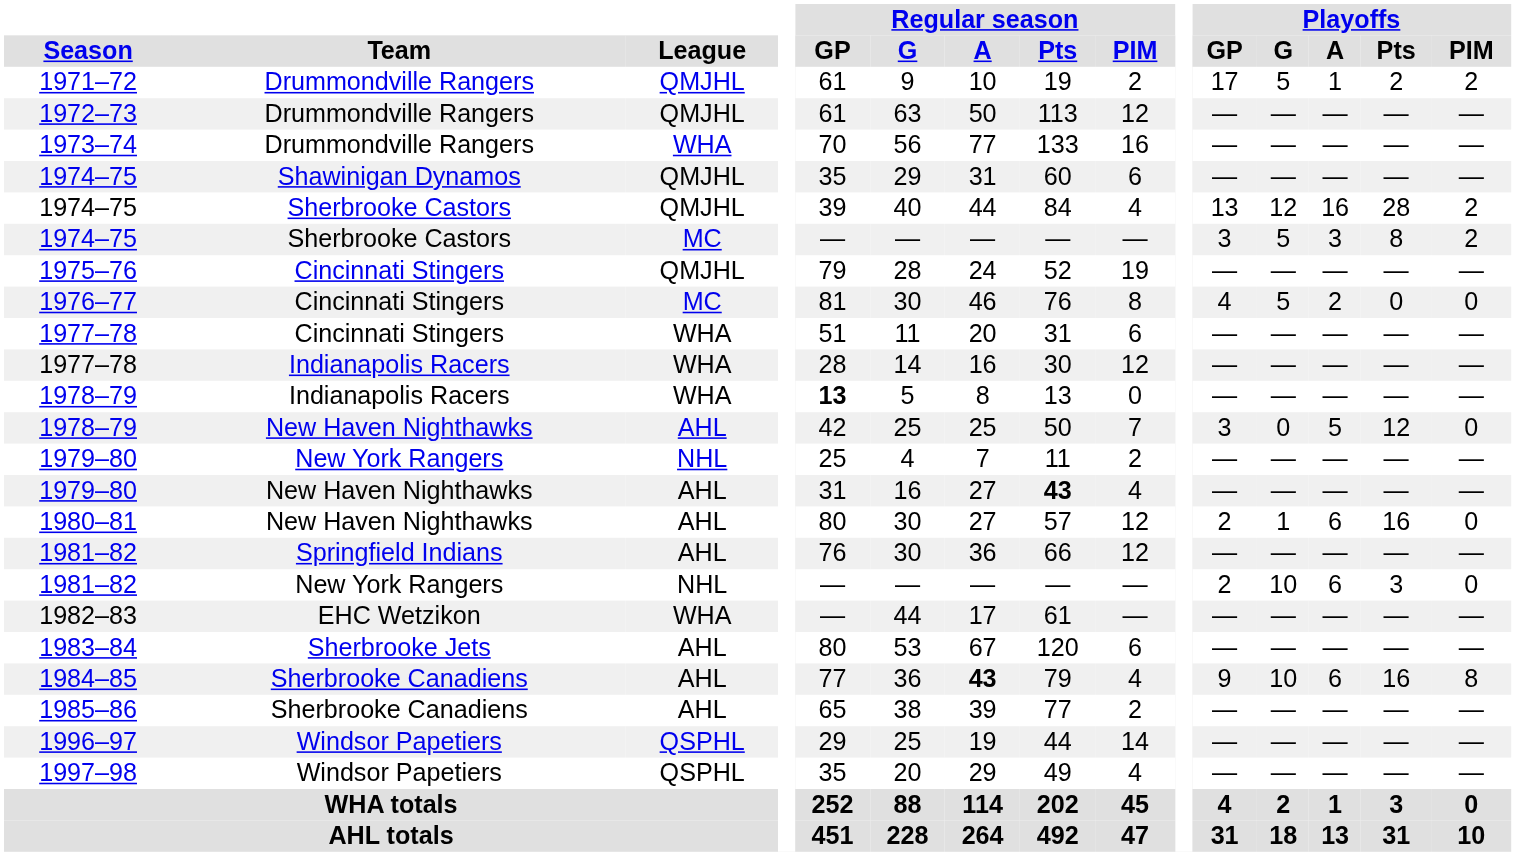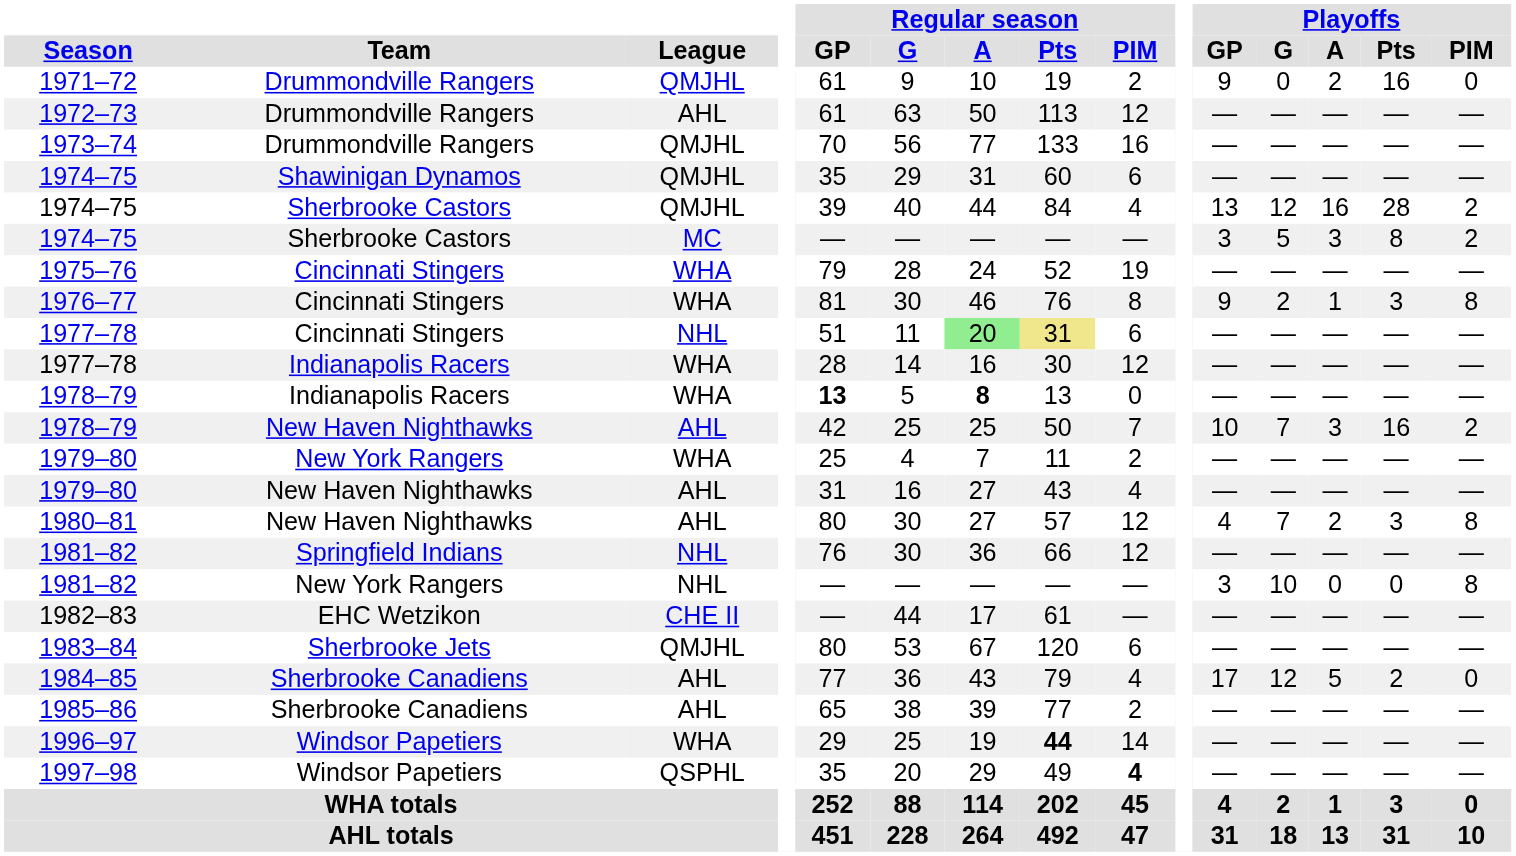(1225, 82) 17 -> (1225, 82) 9
(1283, 82) 5 -> (1283, 82) 0
(1335, 82) 1 -> (1335, 82) 2
(1396, 82) 2 -> (1396, 82) 16
(1471, 82) 2 -> (1471, 82) 0
(702, 113) QMJHL -> (702, 113) AHL
(702, 145) WHA -> (702, 145) QMJHL
(702, 270) QMJHL -> (702, 270) WHA
(702, 302) MC -> (702, 302) WHA
(1225, 302) 4 -> (1225, 302) 9
(1283, 302) 5 -> (1283, 302) 2
(1335, 302) 2 -> (1335, 302) 1
(1396, 302) 0 -> (1396, 302) 3
(1471, 302) 0 -> (1471, 302) 8
(702, 333) WHA -> (702, 333) NHL
(983, 333) no background -> (983, 333) lightgreen background
(1058, 333) no background -> (1058, 333) khaki background
(983, 396) normal -> (983, 396) bold
(1225, 427) 3 -> (1225, 427) 10
(1283, 427) 0 -> (1283, 427) 7
(1335, 427) 5 -> (1335, 427) 3
(1396, 427) 12 -> (1396, 427) 16
(1471, 427) 0 -> (1471, 427) 2
(702, 459) NHL -> (702, 459) WHA
(1058, 490) bold -> (1058, 490) normal
(1225, 521) 2 -> (1225, 521) 4
(1283, 521) 1 -> (1283, 521) 7
(1335, 521) 6 -> (1335, 521) 2
(1396, 521) 16 -> (1396, 521) 3
(1471, 521) 0 -> (1471, 521) 8
(702, 553) AHL -> (702, 553) NHL
(1225, 584) 2 -> (1225, 584) 3
(1335, 584) 6 -> (1335, 584) 0
(1396, 584) 3 -> (1396, 584) 0
(1471, 584) 0 -> (1471, 584) 8
(702, 616) WHA -> (702, 616) CHE II
(702, 647) AHL -> (702, 647) QMJHL
(983, 678) bold -> (983, 678) normal
(1225, 678) 9 -> (1225, 678) 17
(1283, 678) 10 -> (1283, 678) 12
(1335, 678) 6 -> (1335, 678) 5
(1396, 678) 16 -> (1396, 678) 2
(1471, 678) 8 -> (1471, 678) 0
(702, 741) QSPHL -> (702, 741) WHA
(1058, 741) normal -> (1058, 741) bold
(1135, 773) normal -> (1135, 773) bold
